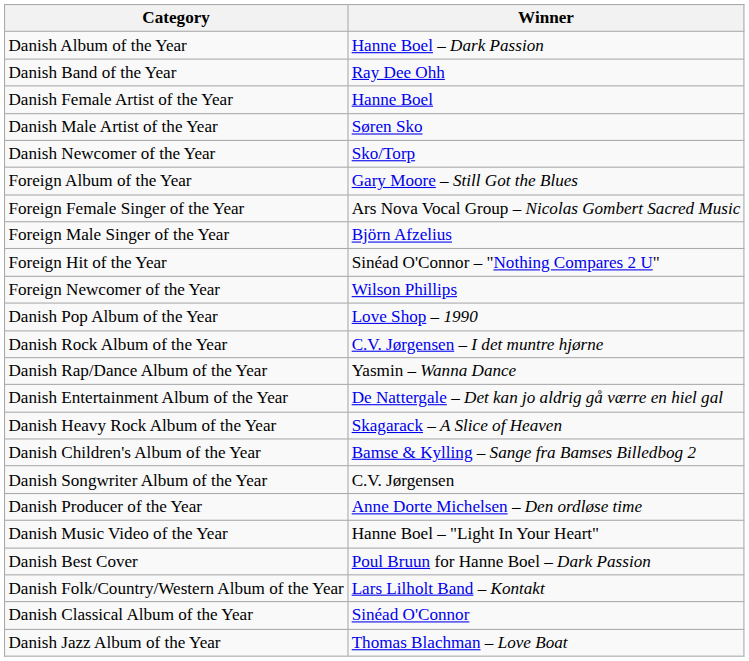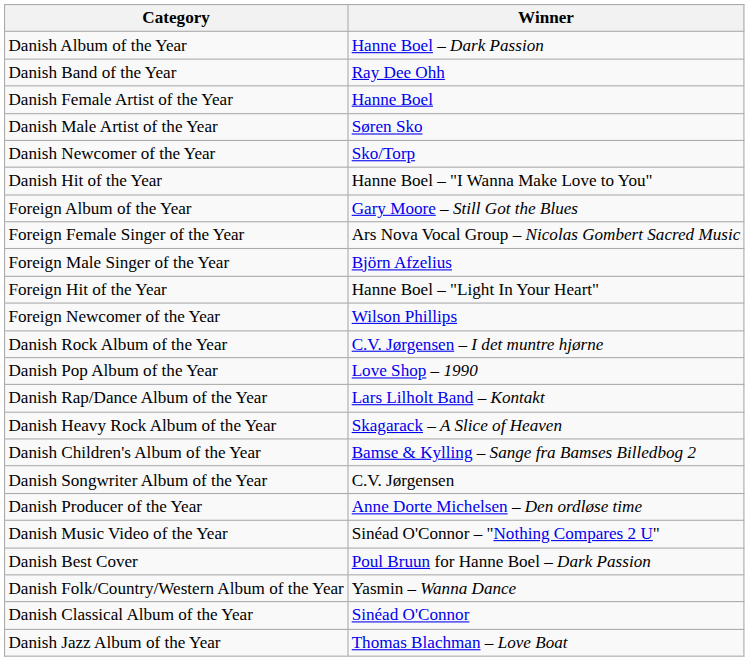+ row: (85, 180)
(506, 262) Sinéad O'Connor – "Nothing Compares 2 U" -> (475, 289) Hanne Boel – "Light In Your Heart"
rows swapped: (118, 343) <-> (113, 316)
(434, 371) Yasmin – Wanna Dance -> (448, 398) Lars Lilholt Band – Kontakt
- row: (148, 398)
(475, 533) Hanne Boel – "Light In Your Heart" -> (506, 533) Sinéad O'Connor – "Nothing Compares 2 U"
(448, 588) Lars Lilholt Band – Kontakt -> (434, 588) Yasmin – Wanna Dance
